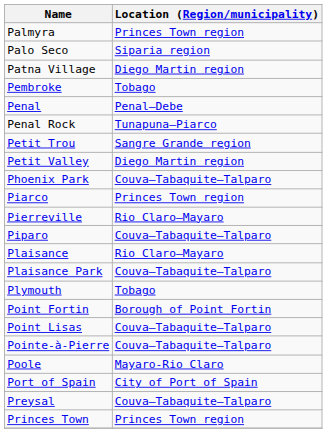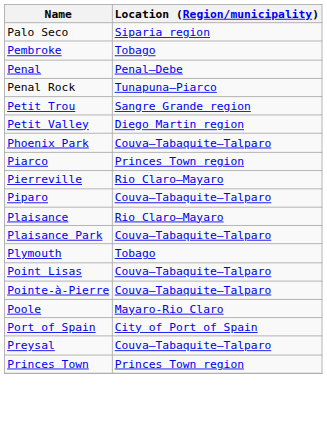- row: (31, 32)
- row: (51, 69)
- row: (48, 309)
